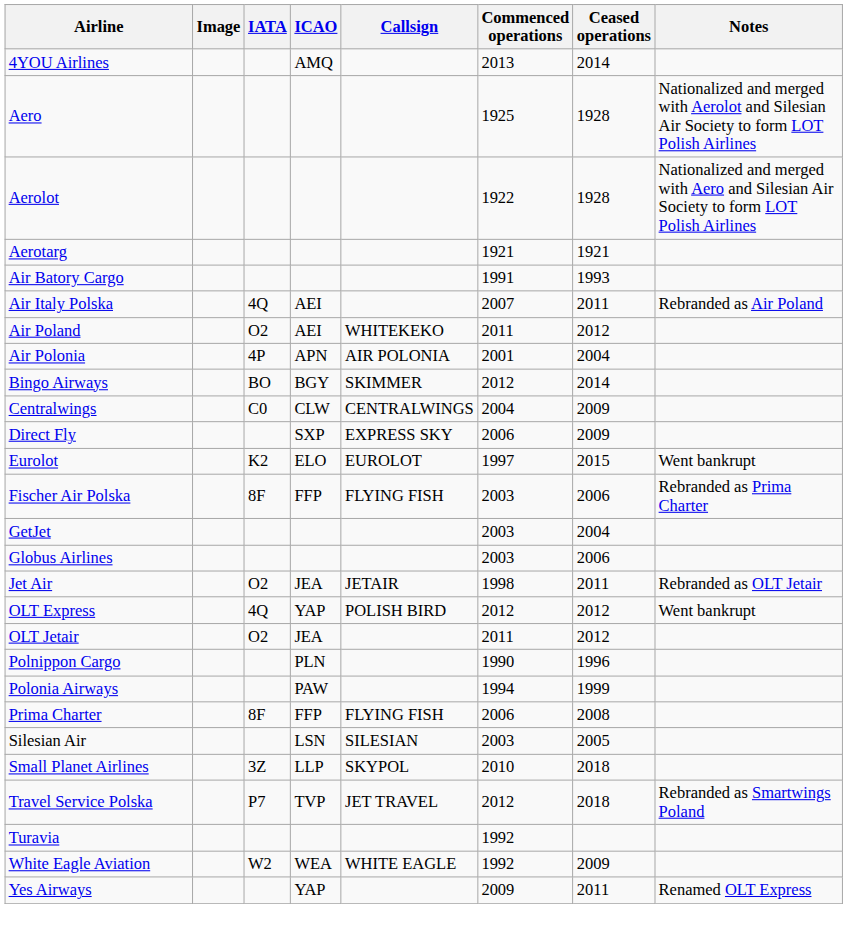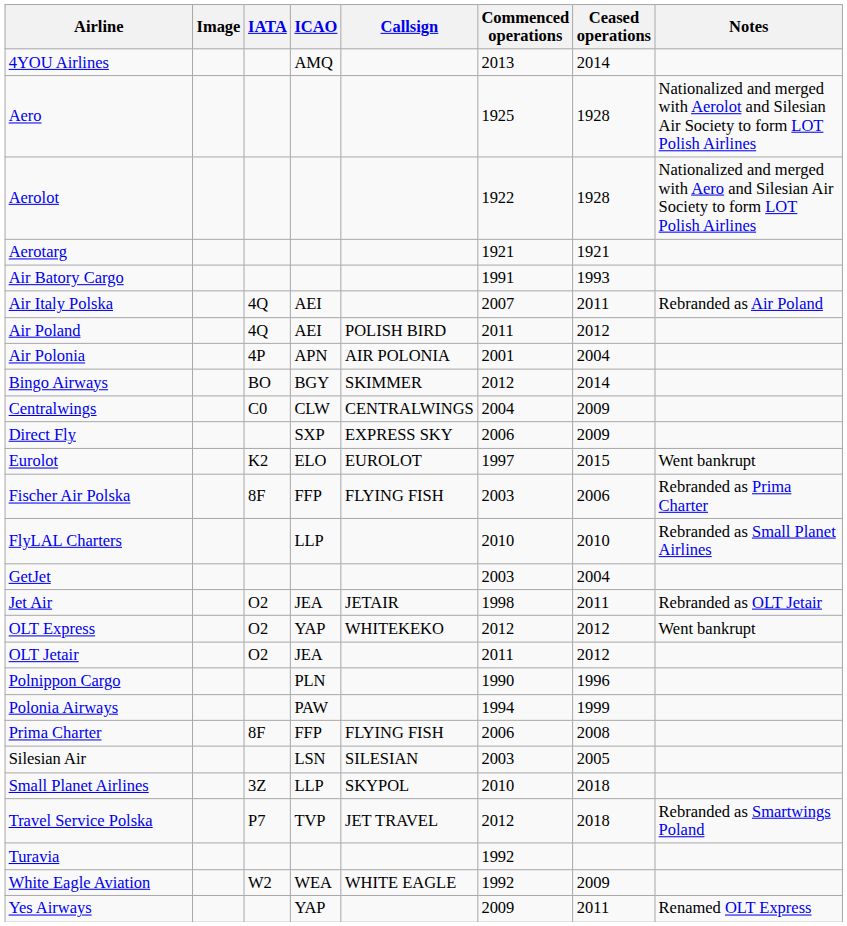(258, 330) O2 -> (258, 330) 4Q
(394, 330) WHITEKEKO -> (396, 330) POLISH BIRD
+ row: (65, 541)
- row: (61, 557)
(258, 610) 4Q -> (258, 628) O2
(396, 610) POLISH BIRD -> (394, 628) WHITEKEKO
